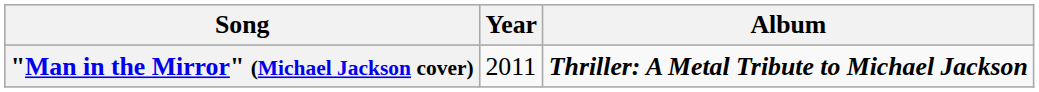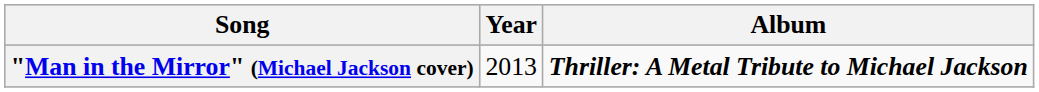(511, 65) 2011 -> (511, 65) 2013
